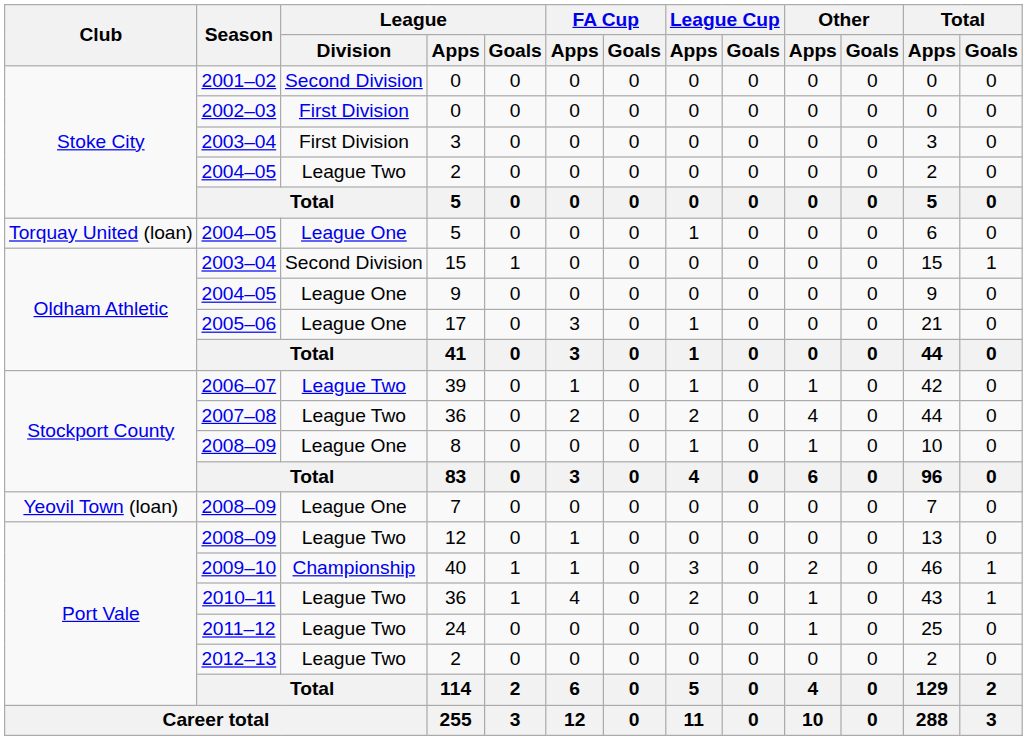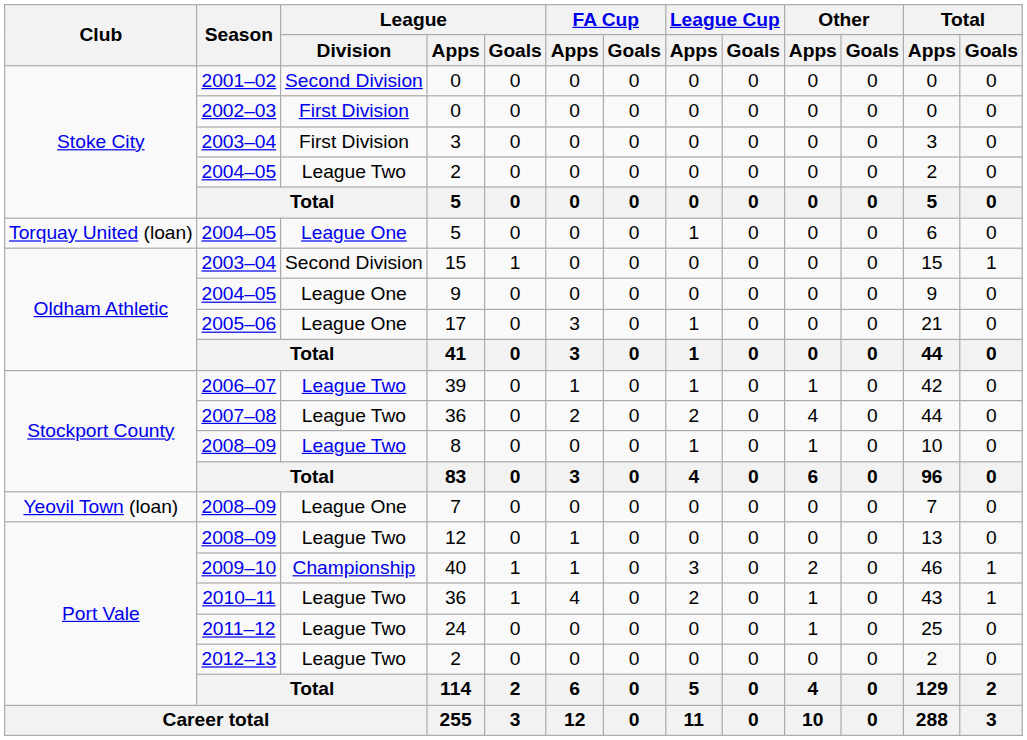(354, 446) League One -> (354, 446) League Two
